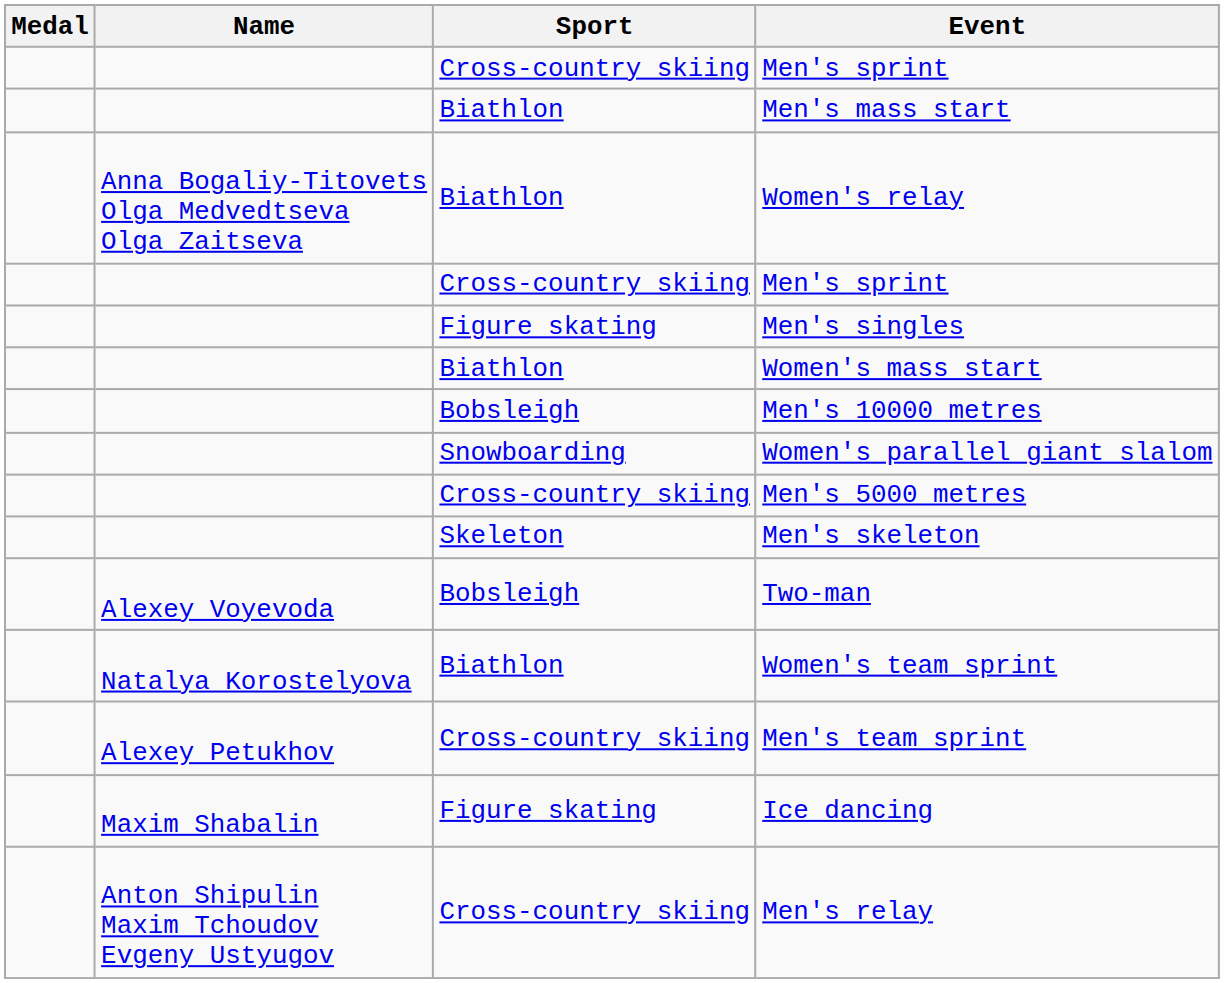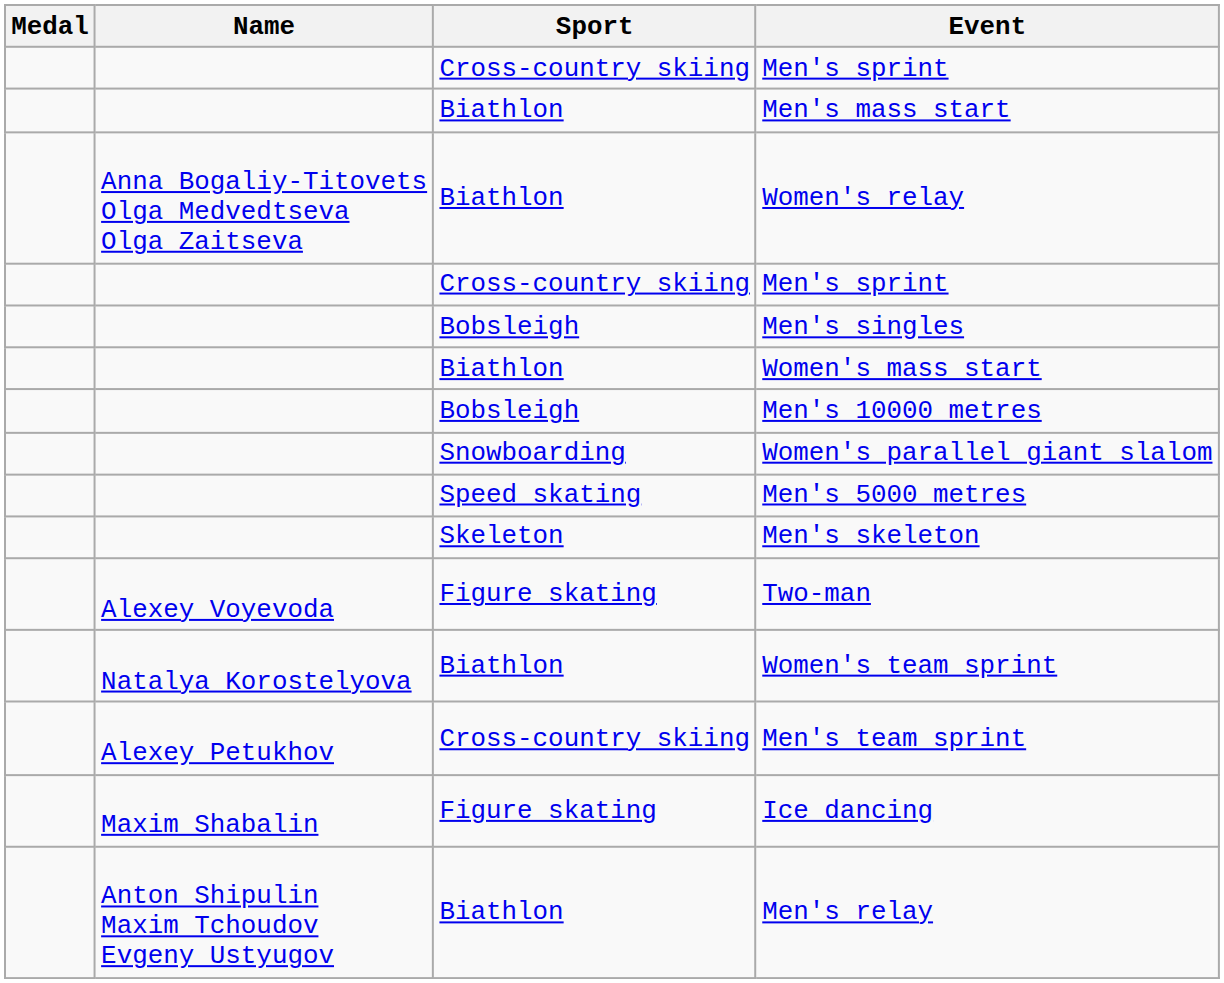(548, 326) Figure skating -> (509, 326) Bobsleigh
(595, 495) Cross-country skiing -> (540, 495) Speed skating
(509, 594) Bobsleigh -> (548, 594) Figure skating
(595, 912) Cross-country skiing -> (502, 912) Biathlon
